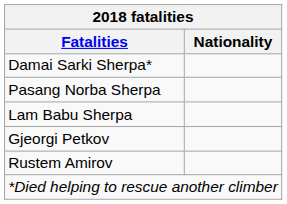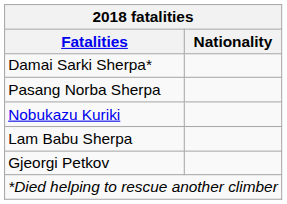+ row: (64, 114)
- row: (60, 163)
